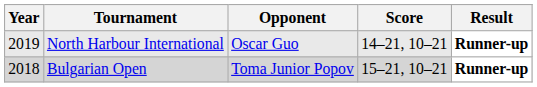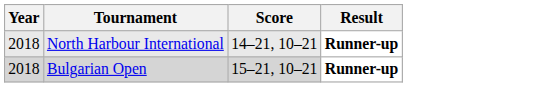- column: (292, 17)
(24, 43) 2019 -> (24, 43) 2018
